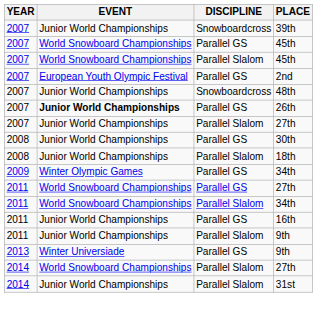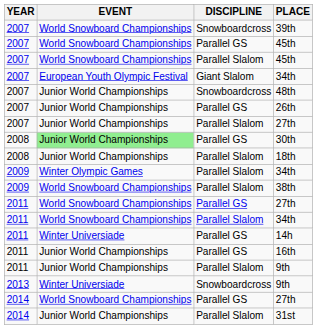(104, 28) Junior World Championships -> (115, 28) World Snowboard Championships
- row: (18, 76)
+ row: (18, 76)
(109, 108) bold -> (104, 108) normal
(104, 140) no background -> (104, 140) lightgreen background
(222, 172) Parallel GS -> (230, 172) Parallel Slalom
+ row: (18, 188)
+ row: (17, 236)
(222, 252) Parallel GS -> (234, 284) Snowboardcross
(230, 268) Parallel Slalom -> (222, 300) Parallel GS
